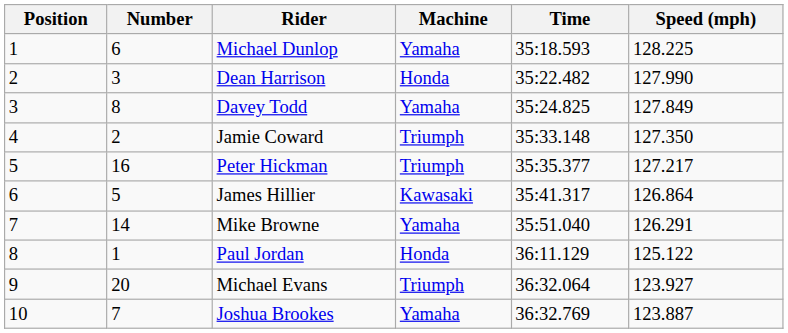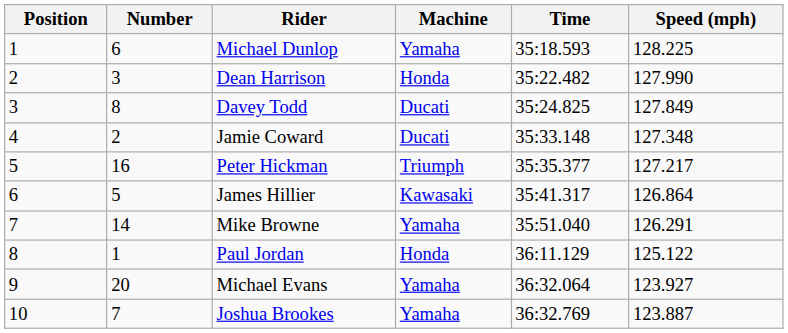(430, 107) Yamaha -> (425, 107) Ducati
(432, 136) Triumph -> (425, 136) Ducati
(663, 136) 127.350 -> (663, 136) 127.348
(432, 284) Triumph -> (430, 284) Yamaha
